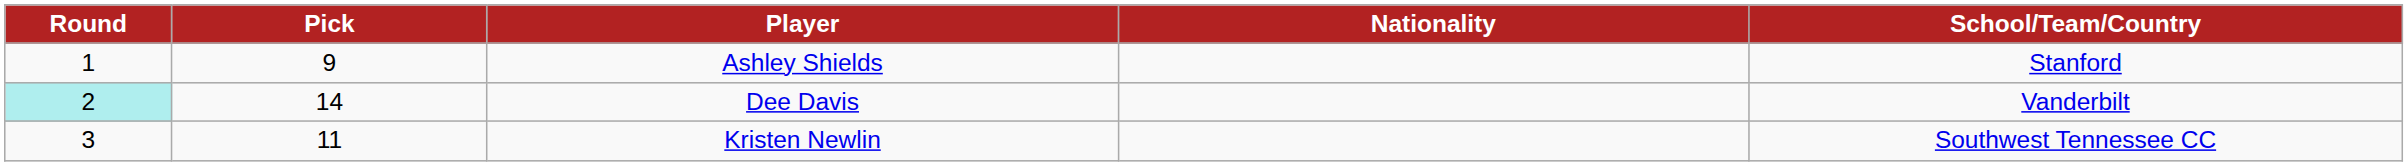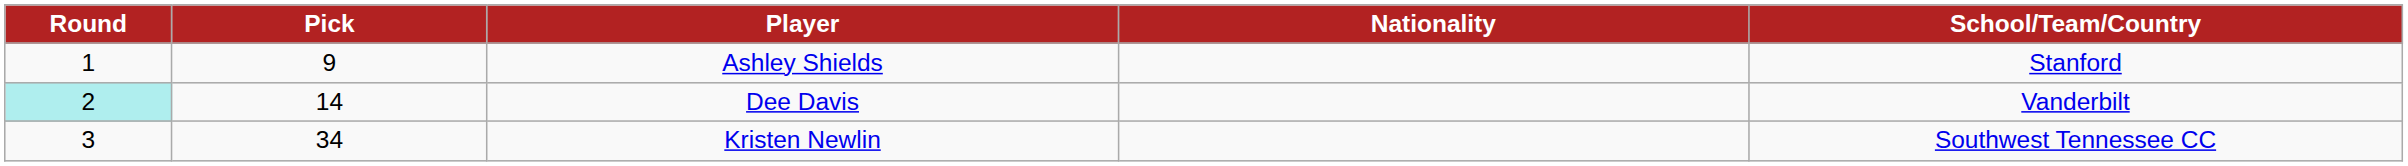(329, 140) 11 -> (329, 140) 34
